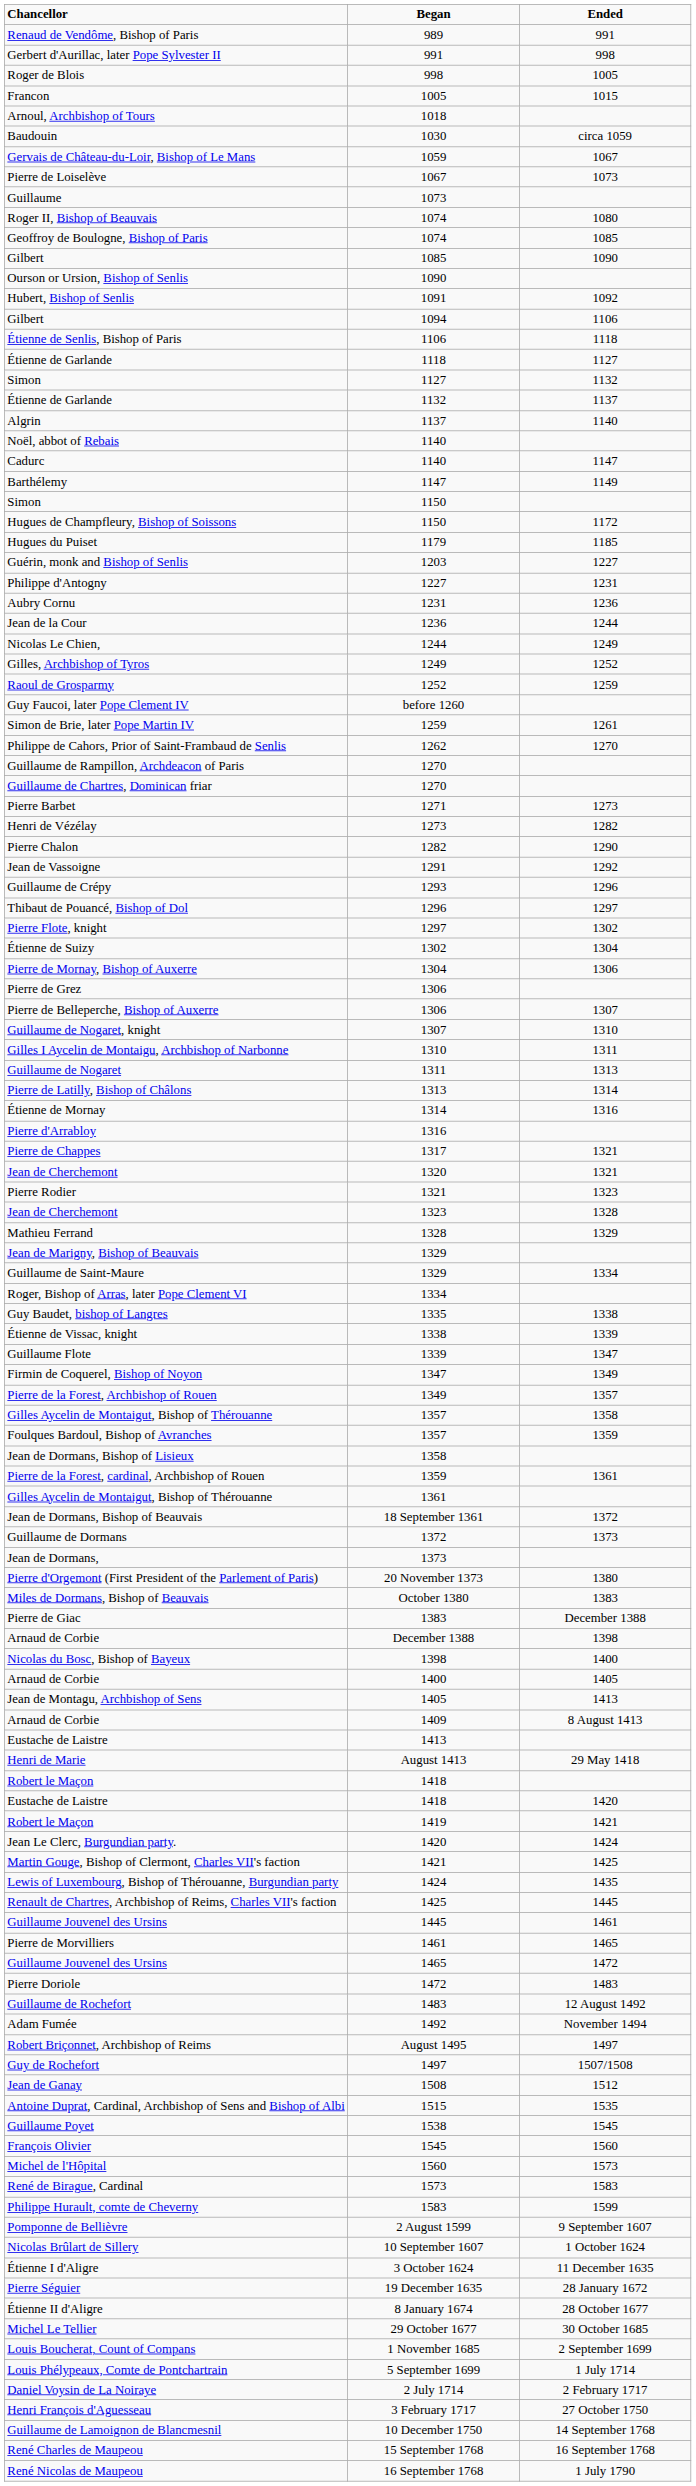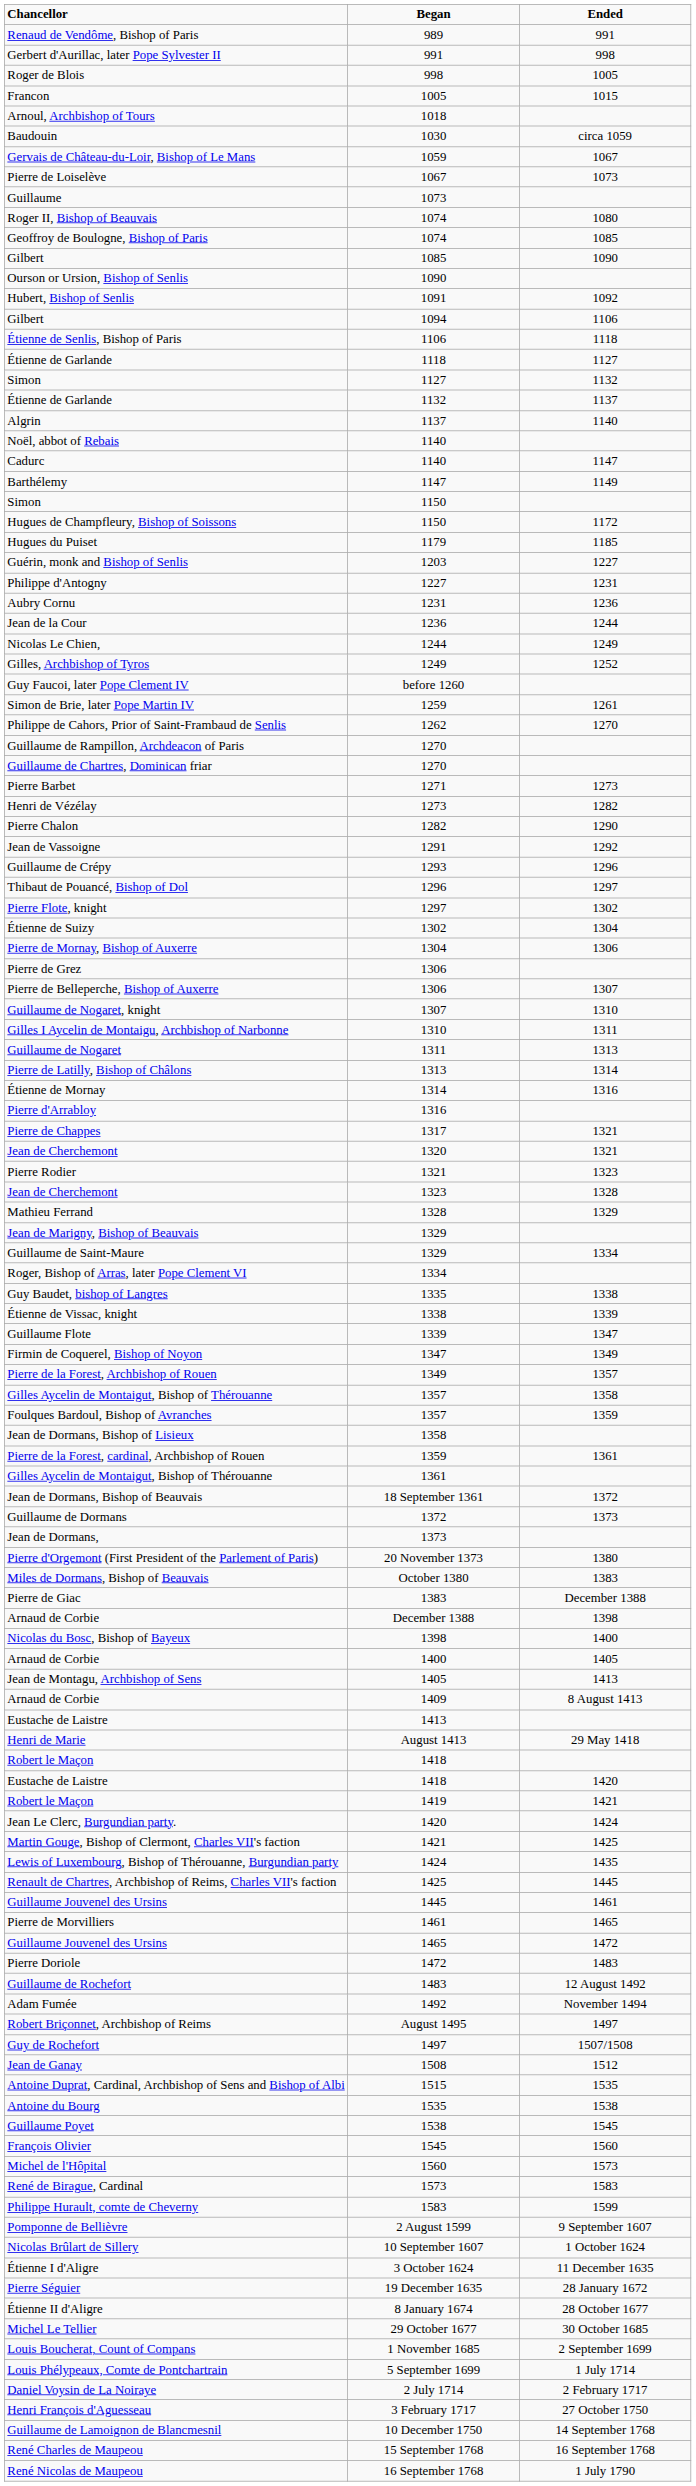- row: (61, 684)
+ row: (53, 2105)
